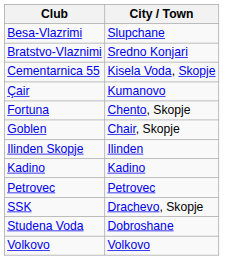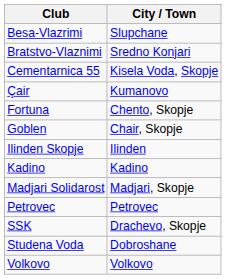+ row: (56, 187)
